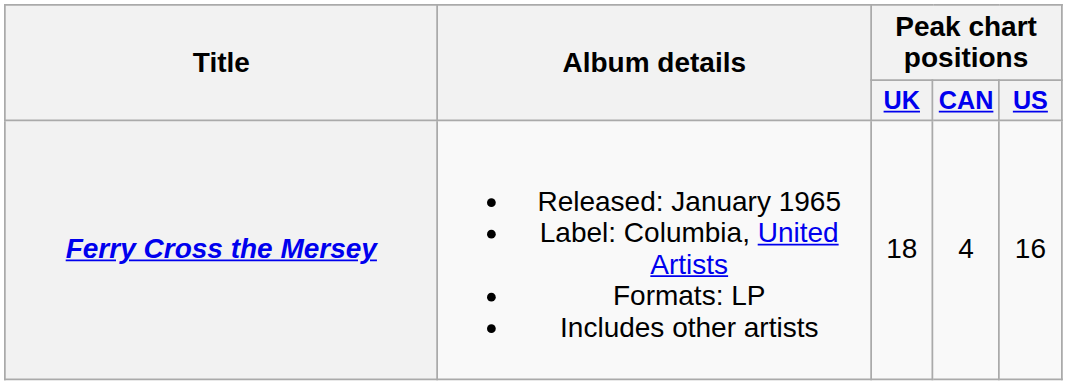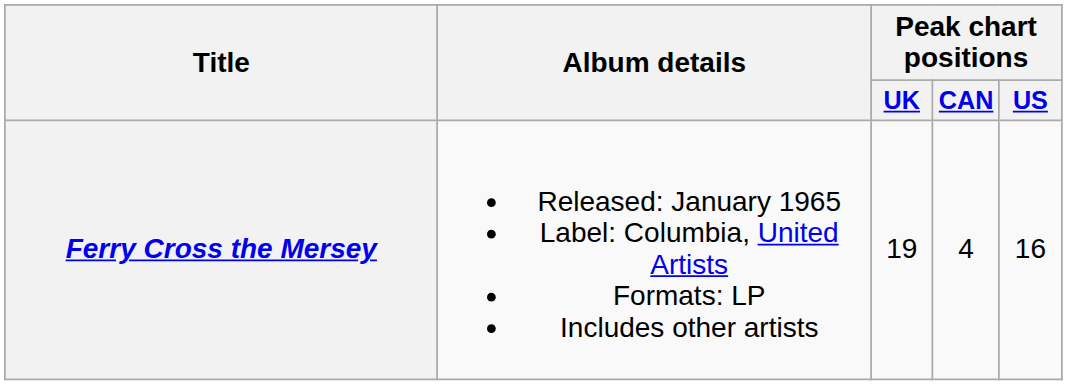(902, 249) 18 -> (902, 249) 19
